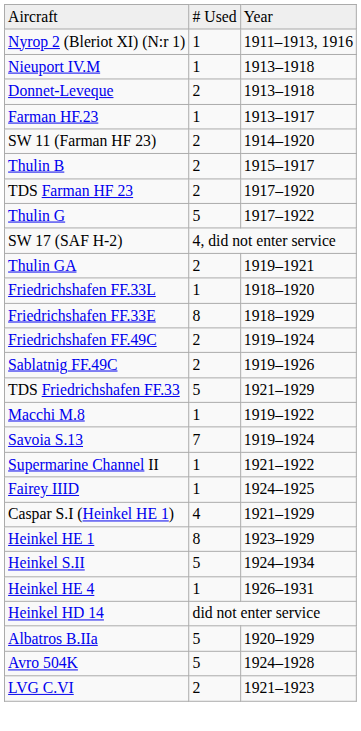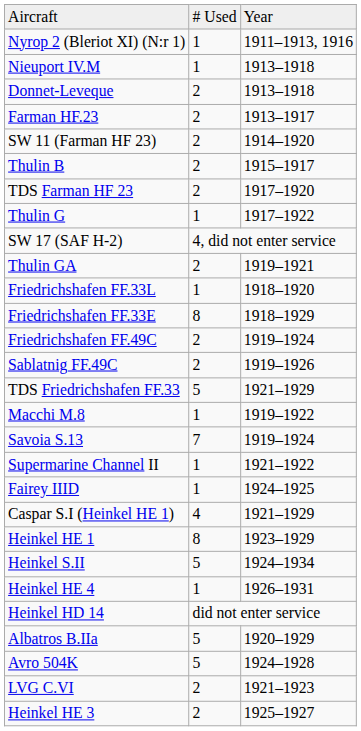(196, 116) 1 -> (196, 116) 2
(196, 215) 5 -> (196, 215) 1
+ row: (51, 713)
